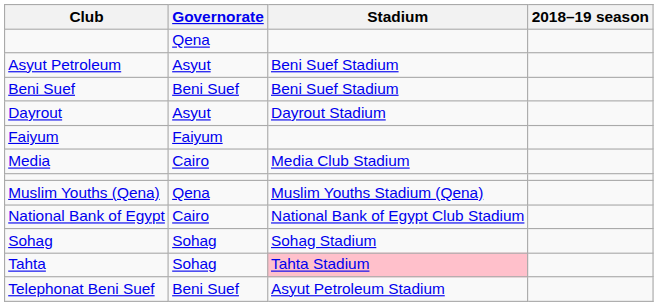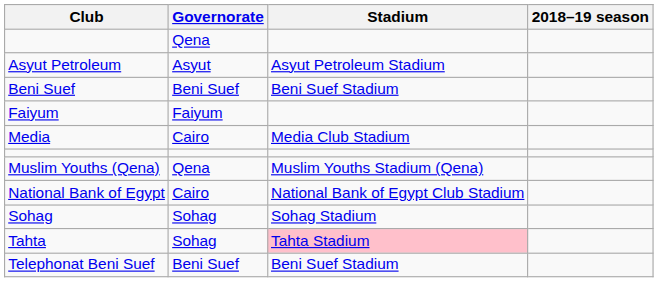(335, 65) Beni Suef Stadium -> (358, 65) Asyut Petroleum Stadium
- row: (35, 113)
(358, 289) Asyut Petroleum Stadium -> (335, 264) Beni Suef Stadium
